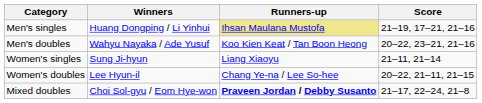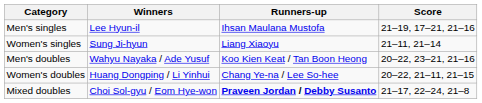(150, 28) Huang Dongping / Li Yinhui -> (115, 28) Lee Hyun-il
(273, 28) khaki background -> (273, 28) no background
rows swapped: (44, 59) <-> (38, 43)
(115, 75) Lee Hyun-il -> (150, 75) Huang Dongping / Li Yinhui
